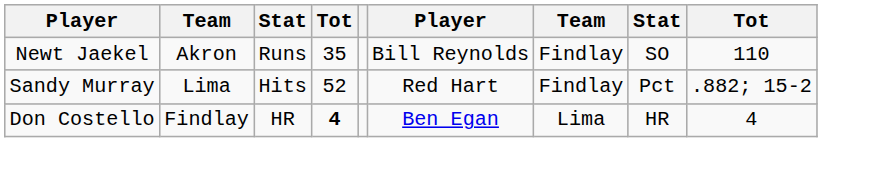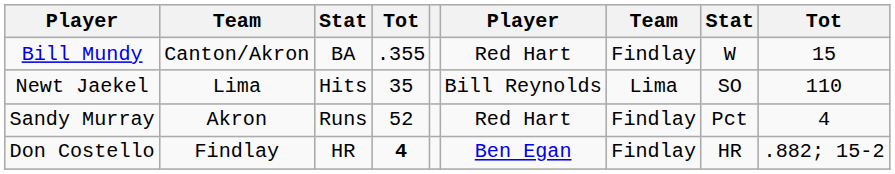+ row: (82, 54)
(207, 54) Akron -> (237, 87) Lima
(283, 54) Runs -> (343, 87) Hits
(581, 54) Findlay -> (654, 87) Lima
(207, 87) Lima -> (237, 120) Akron
(283, 87) Hits -> (343, 120) Runs
(751, 87) .882; 15-2 -> (824, 120) 4
(581, 120) Lima -> (654, 153) Findlay
(751, 120) 4 -> (824, 153) .882; 15-2
